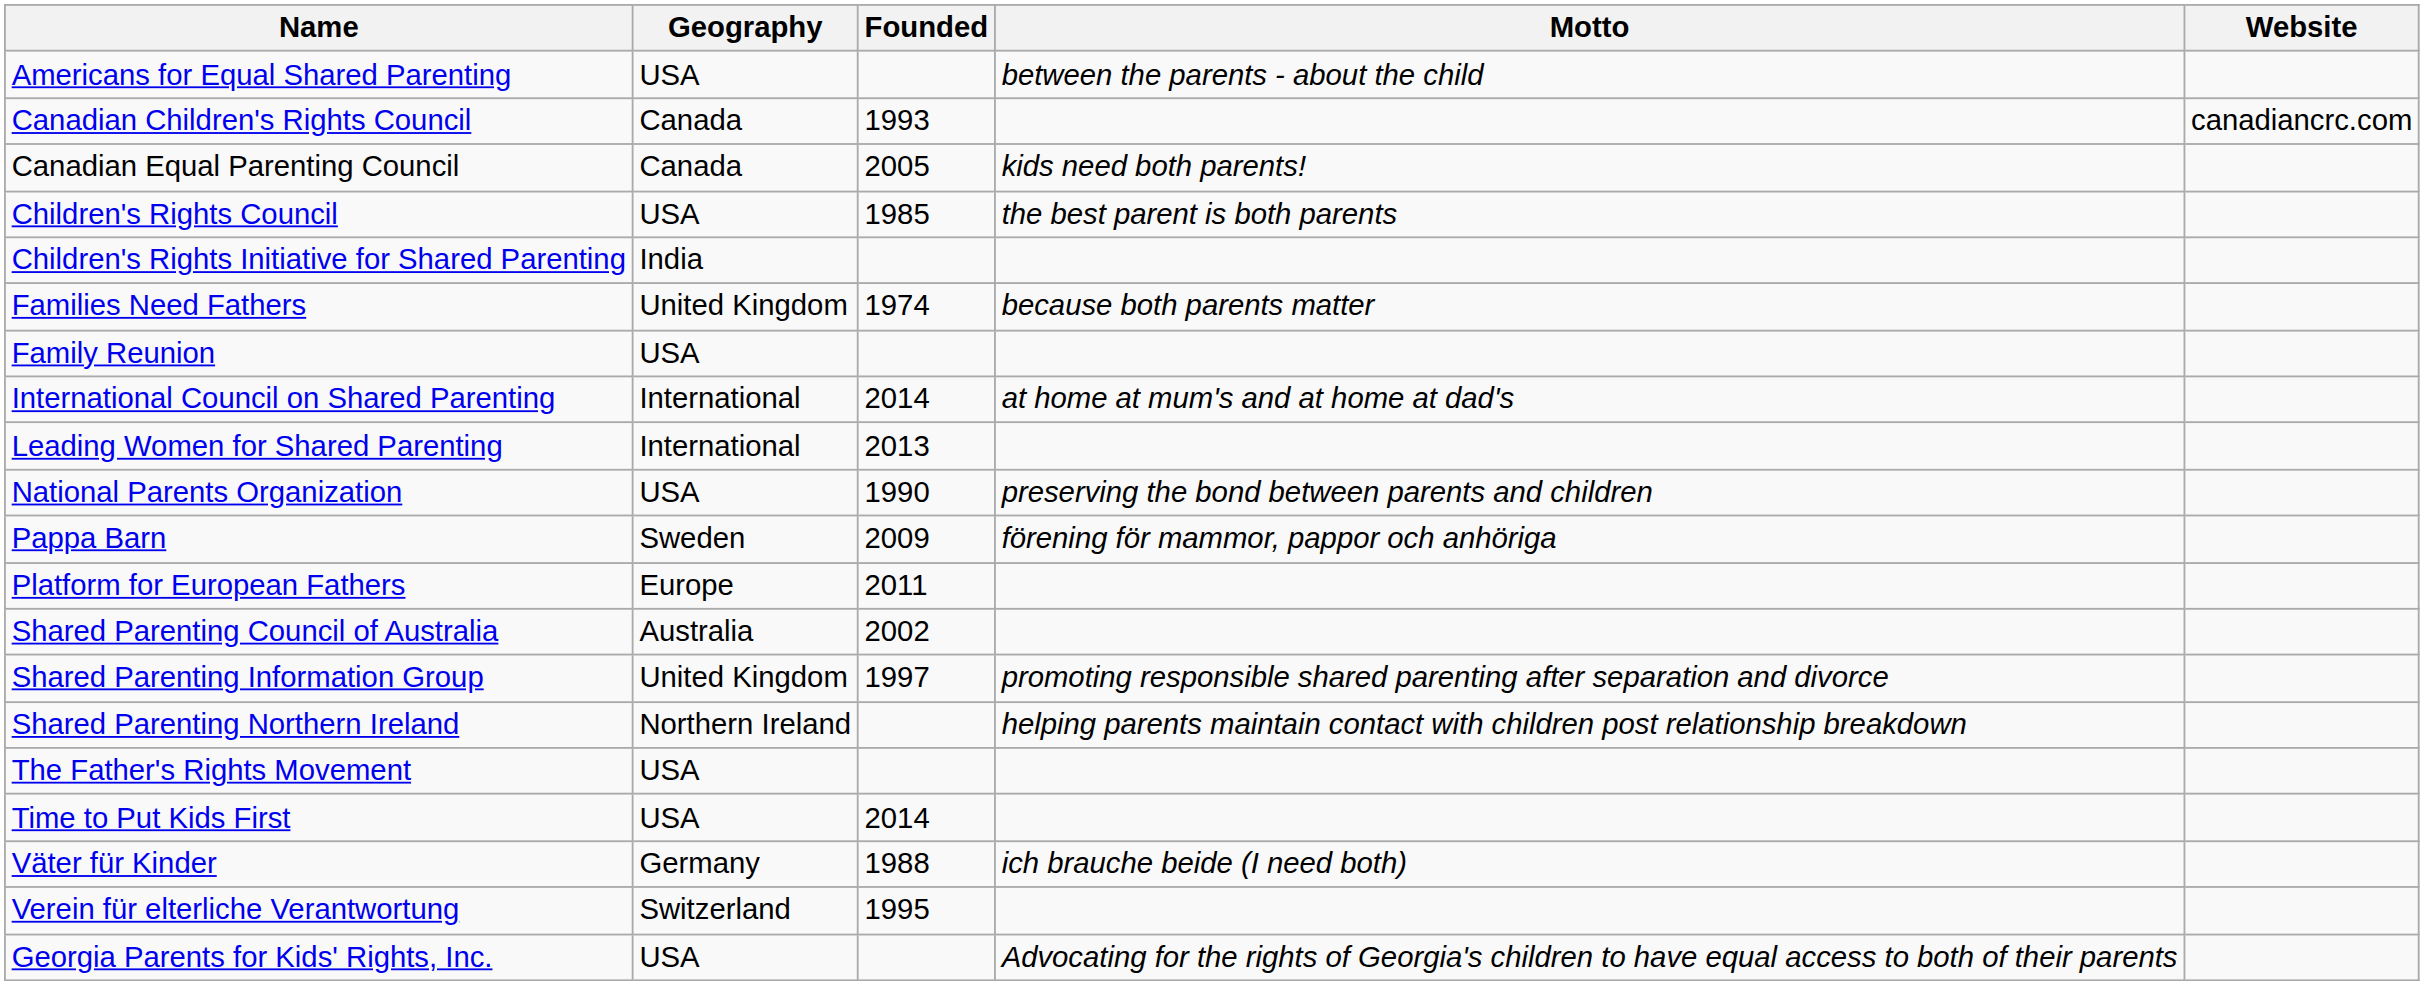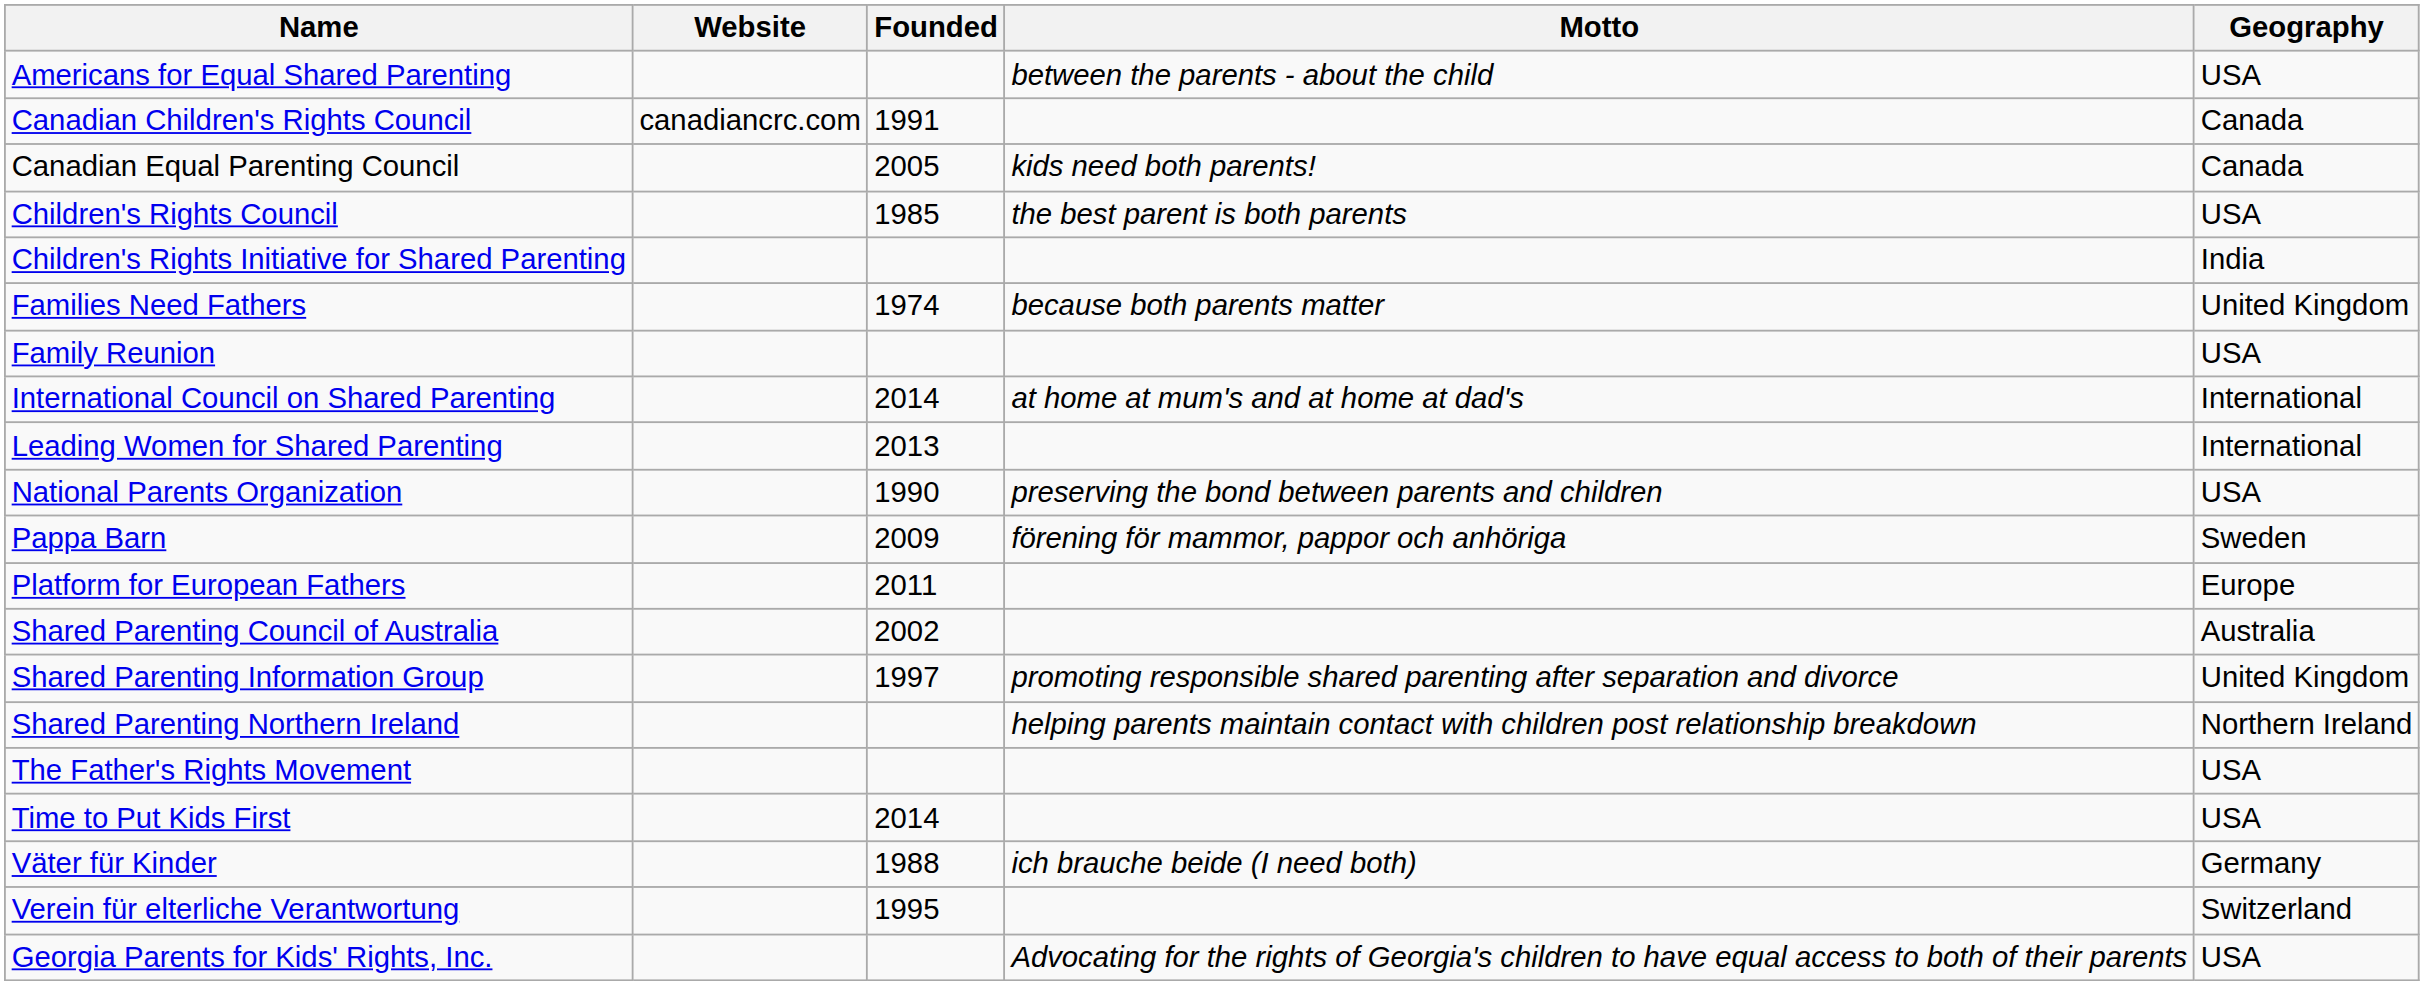columns swapped: (745, 27) <-> (2302, 27)
(897, 120) 1993 -> (907, 120) 1991
